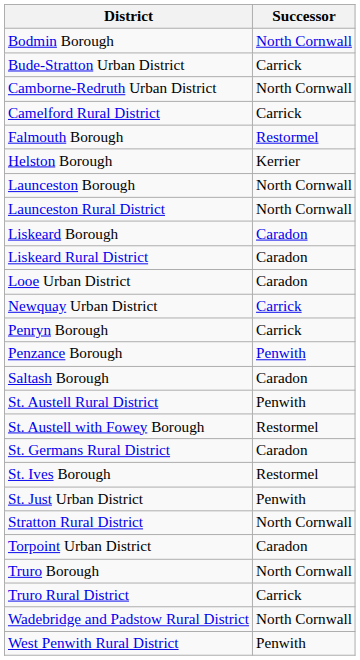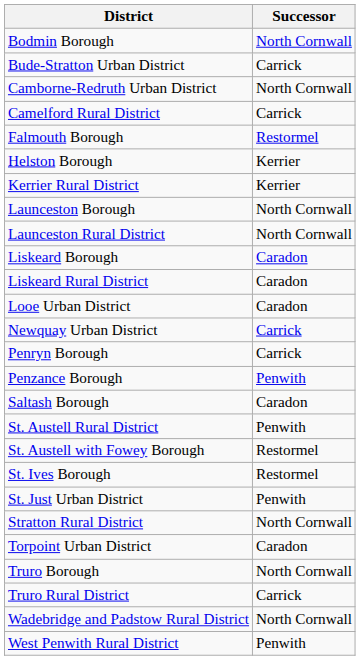+ row: (73, 185)
- row: (89, 450)
